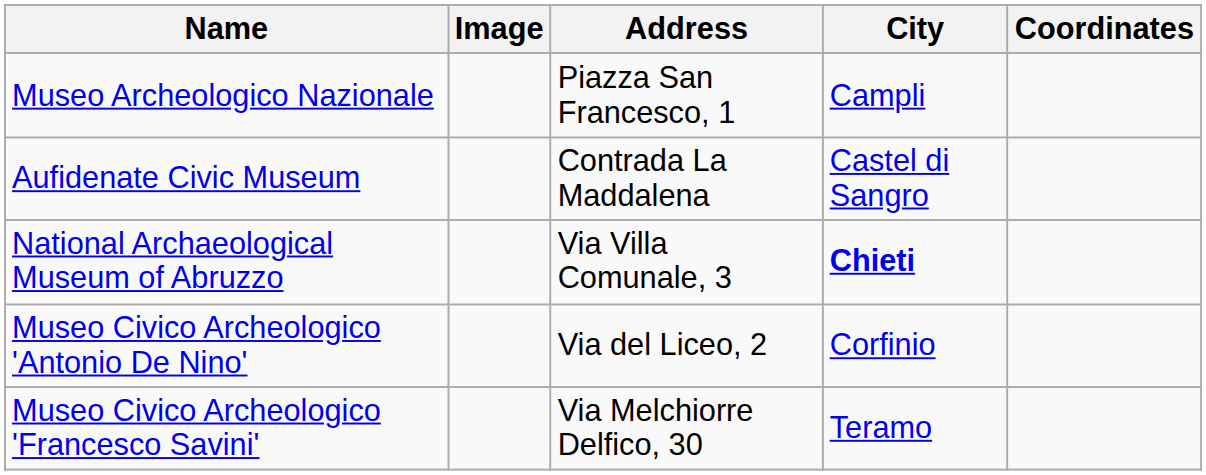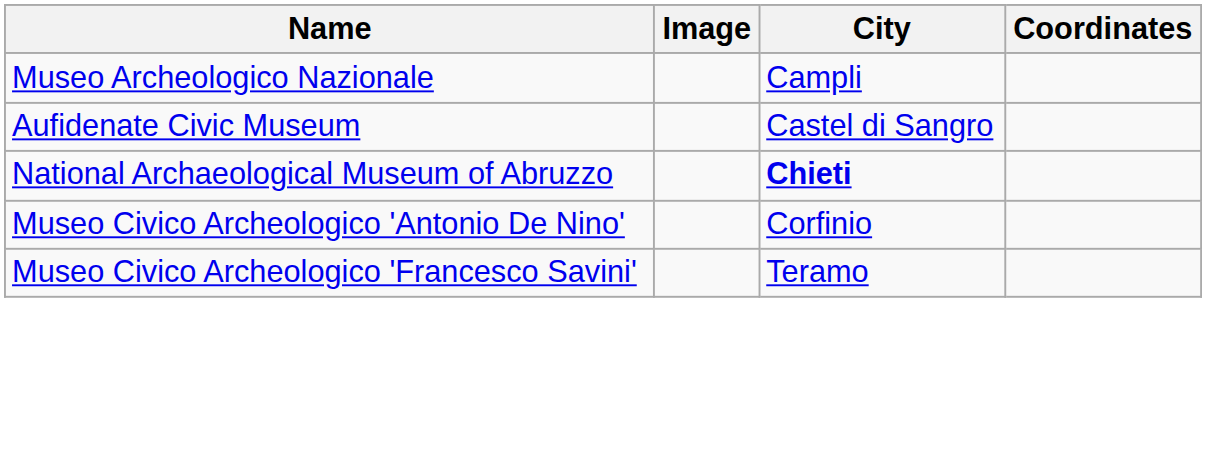- column: (687, 28)
